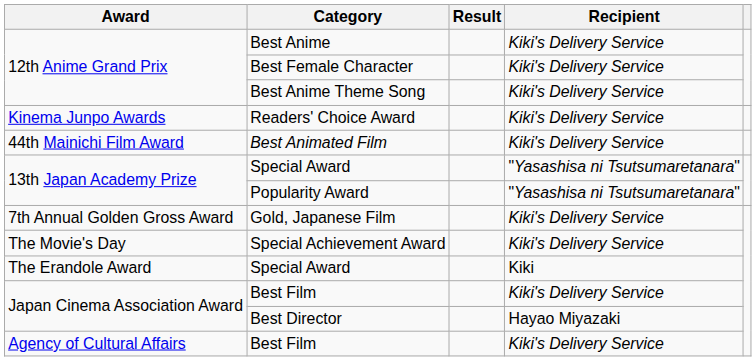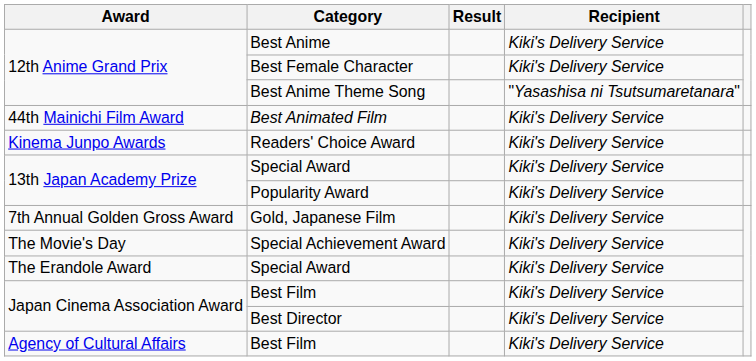(586, 92) Kiki's Delivery Service -> (624, 92) "Yasashisa ni Tsutsumaretanara"
rows swapped: (96, 142) <-> (87, 117)
(624, 167) "Yasashisa ni Tsutsumaretanara" -> (586, 167) Kiki's Delivery Service
(624, 192) "Yasashisa ni Tsutsumaretanara" -> (586, 192) Kiki's Delivery Service
(521, 268) Kiki -> (586, 268) Kiki's Delivery Service
(564, 318) Hayao Miyazaki -> (586, 318) Kiki's Delivery Service
